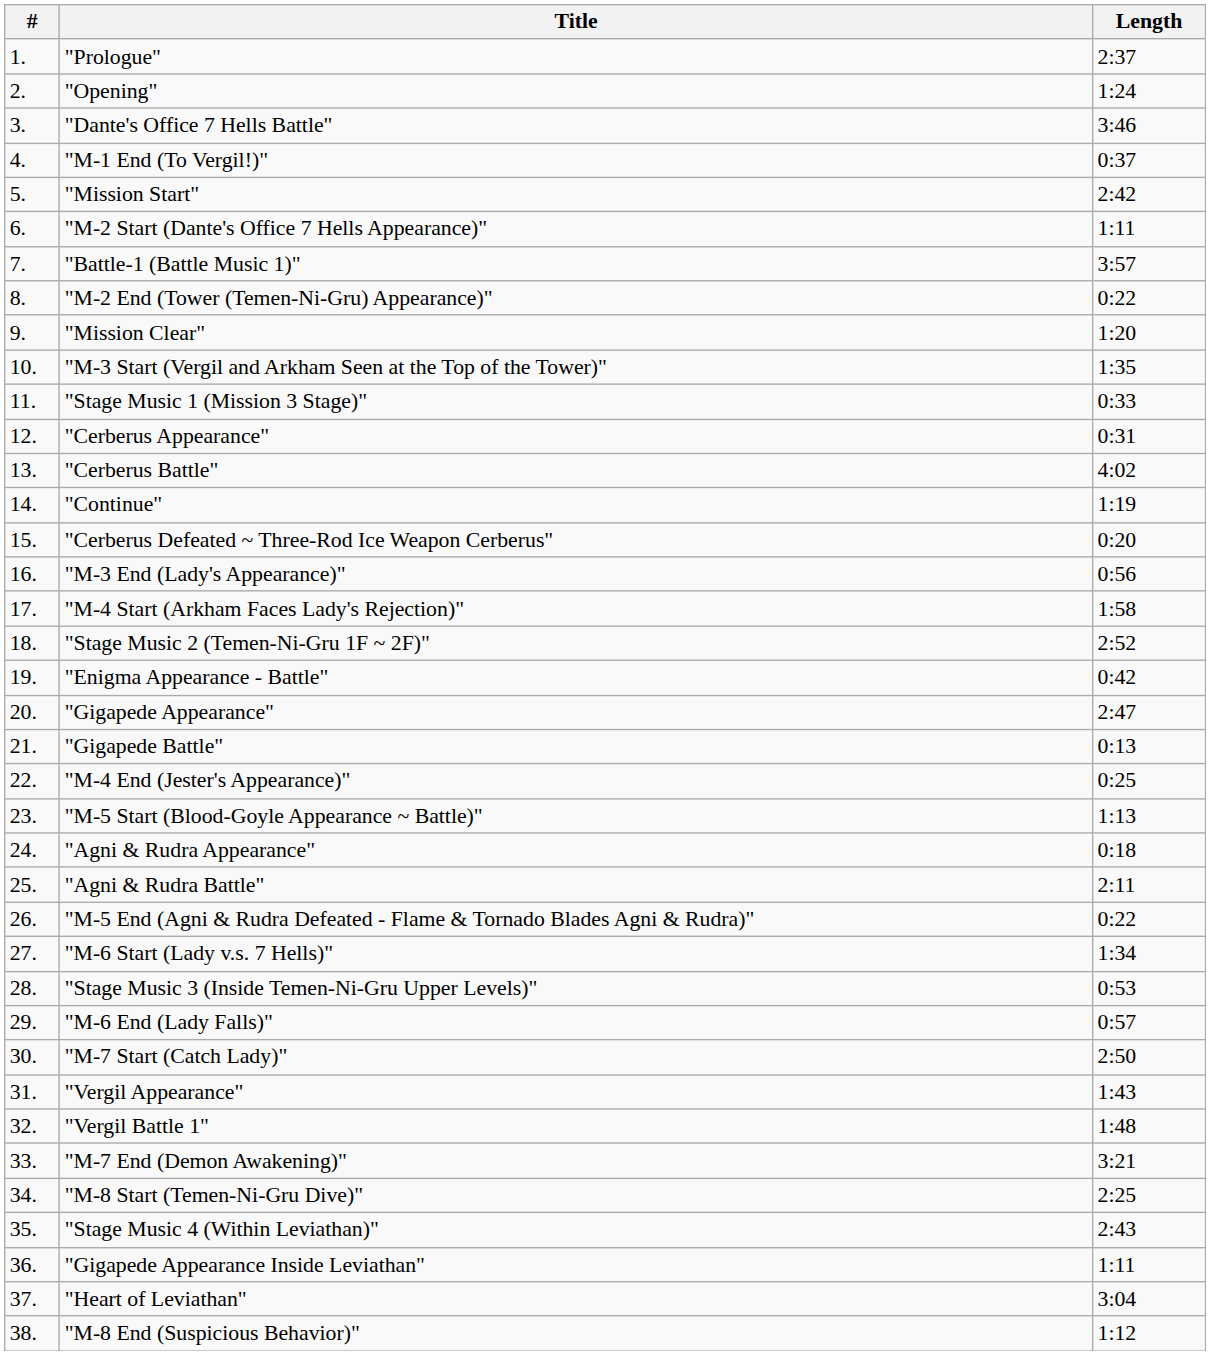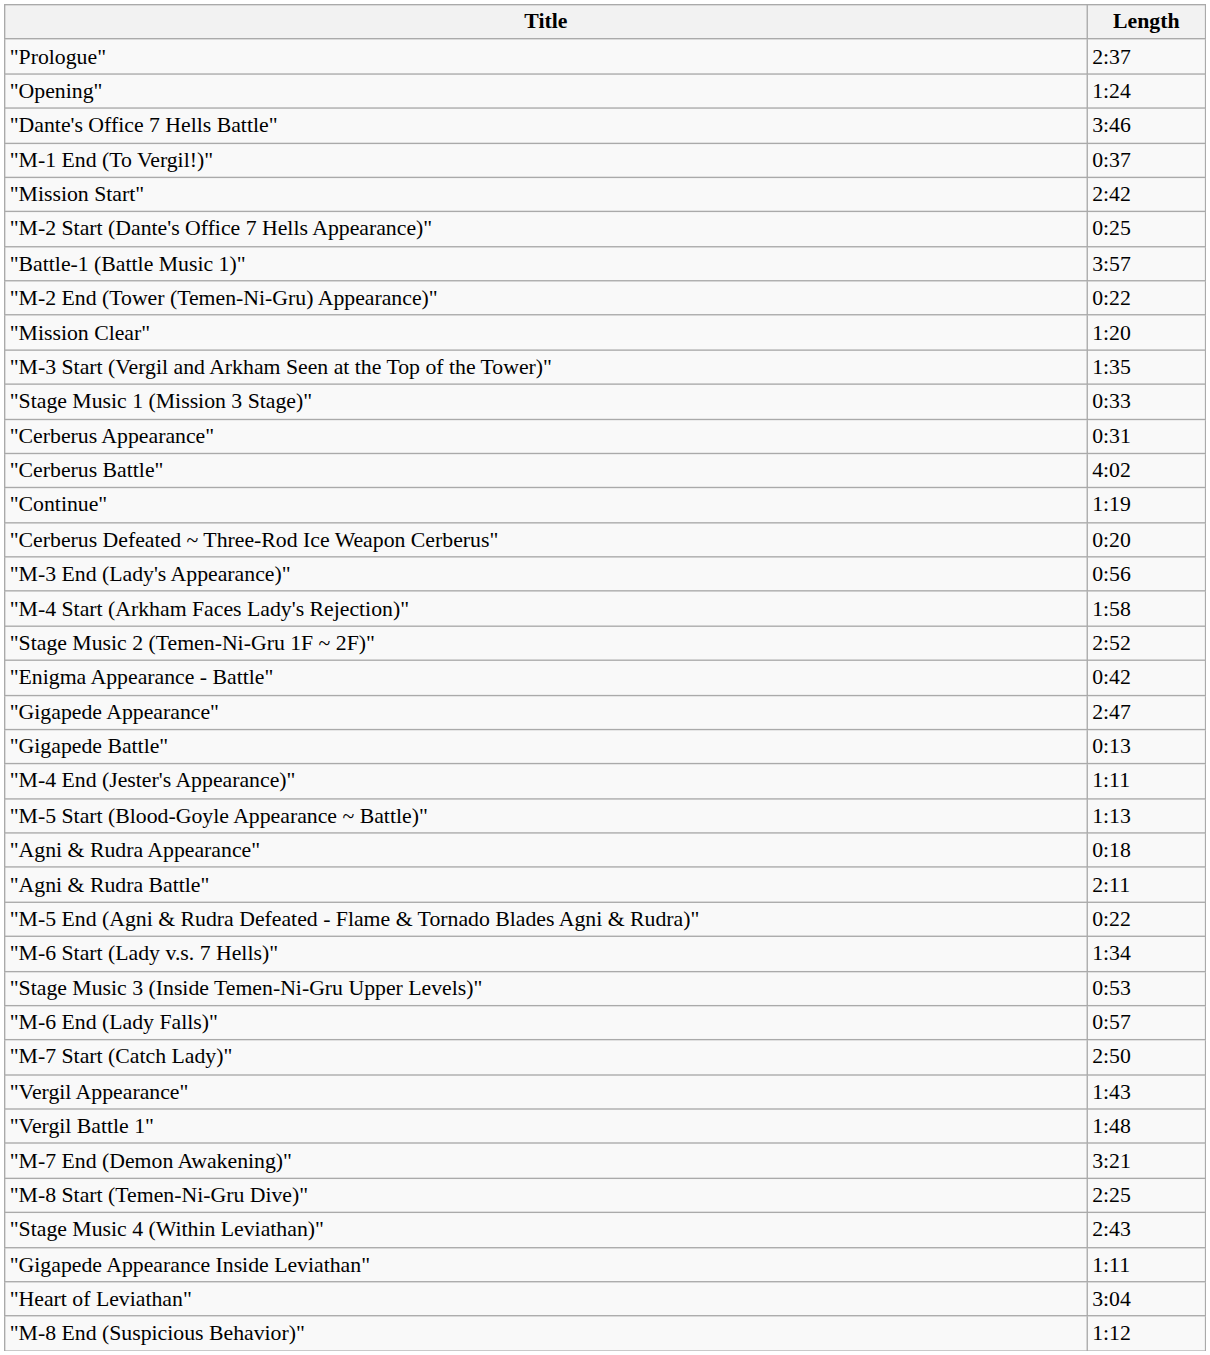- column: (32, 21)
(1117, 228) 1:11 -> (1111, 228) 0:25
(1117, 780) 0:25 -> (1111, 780) 1:11
